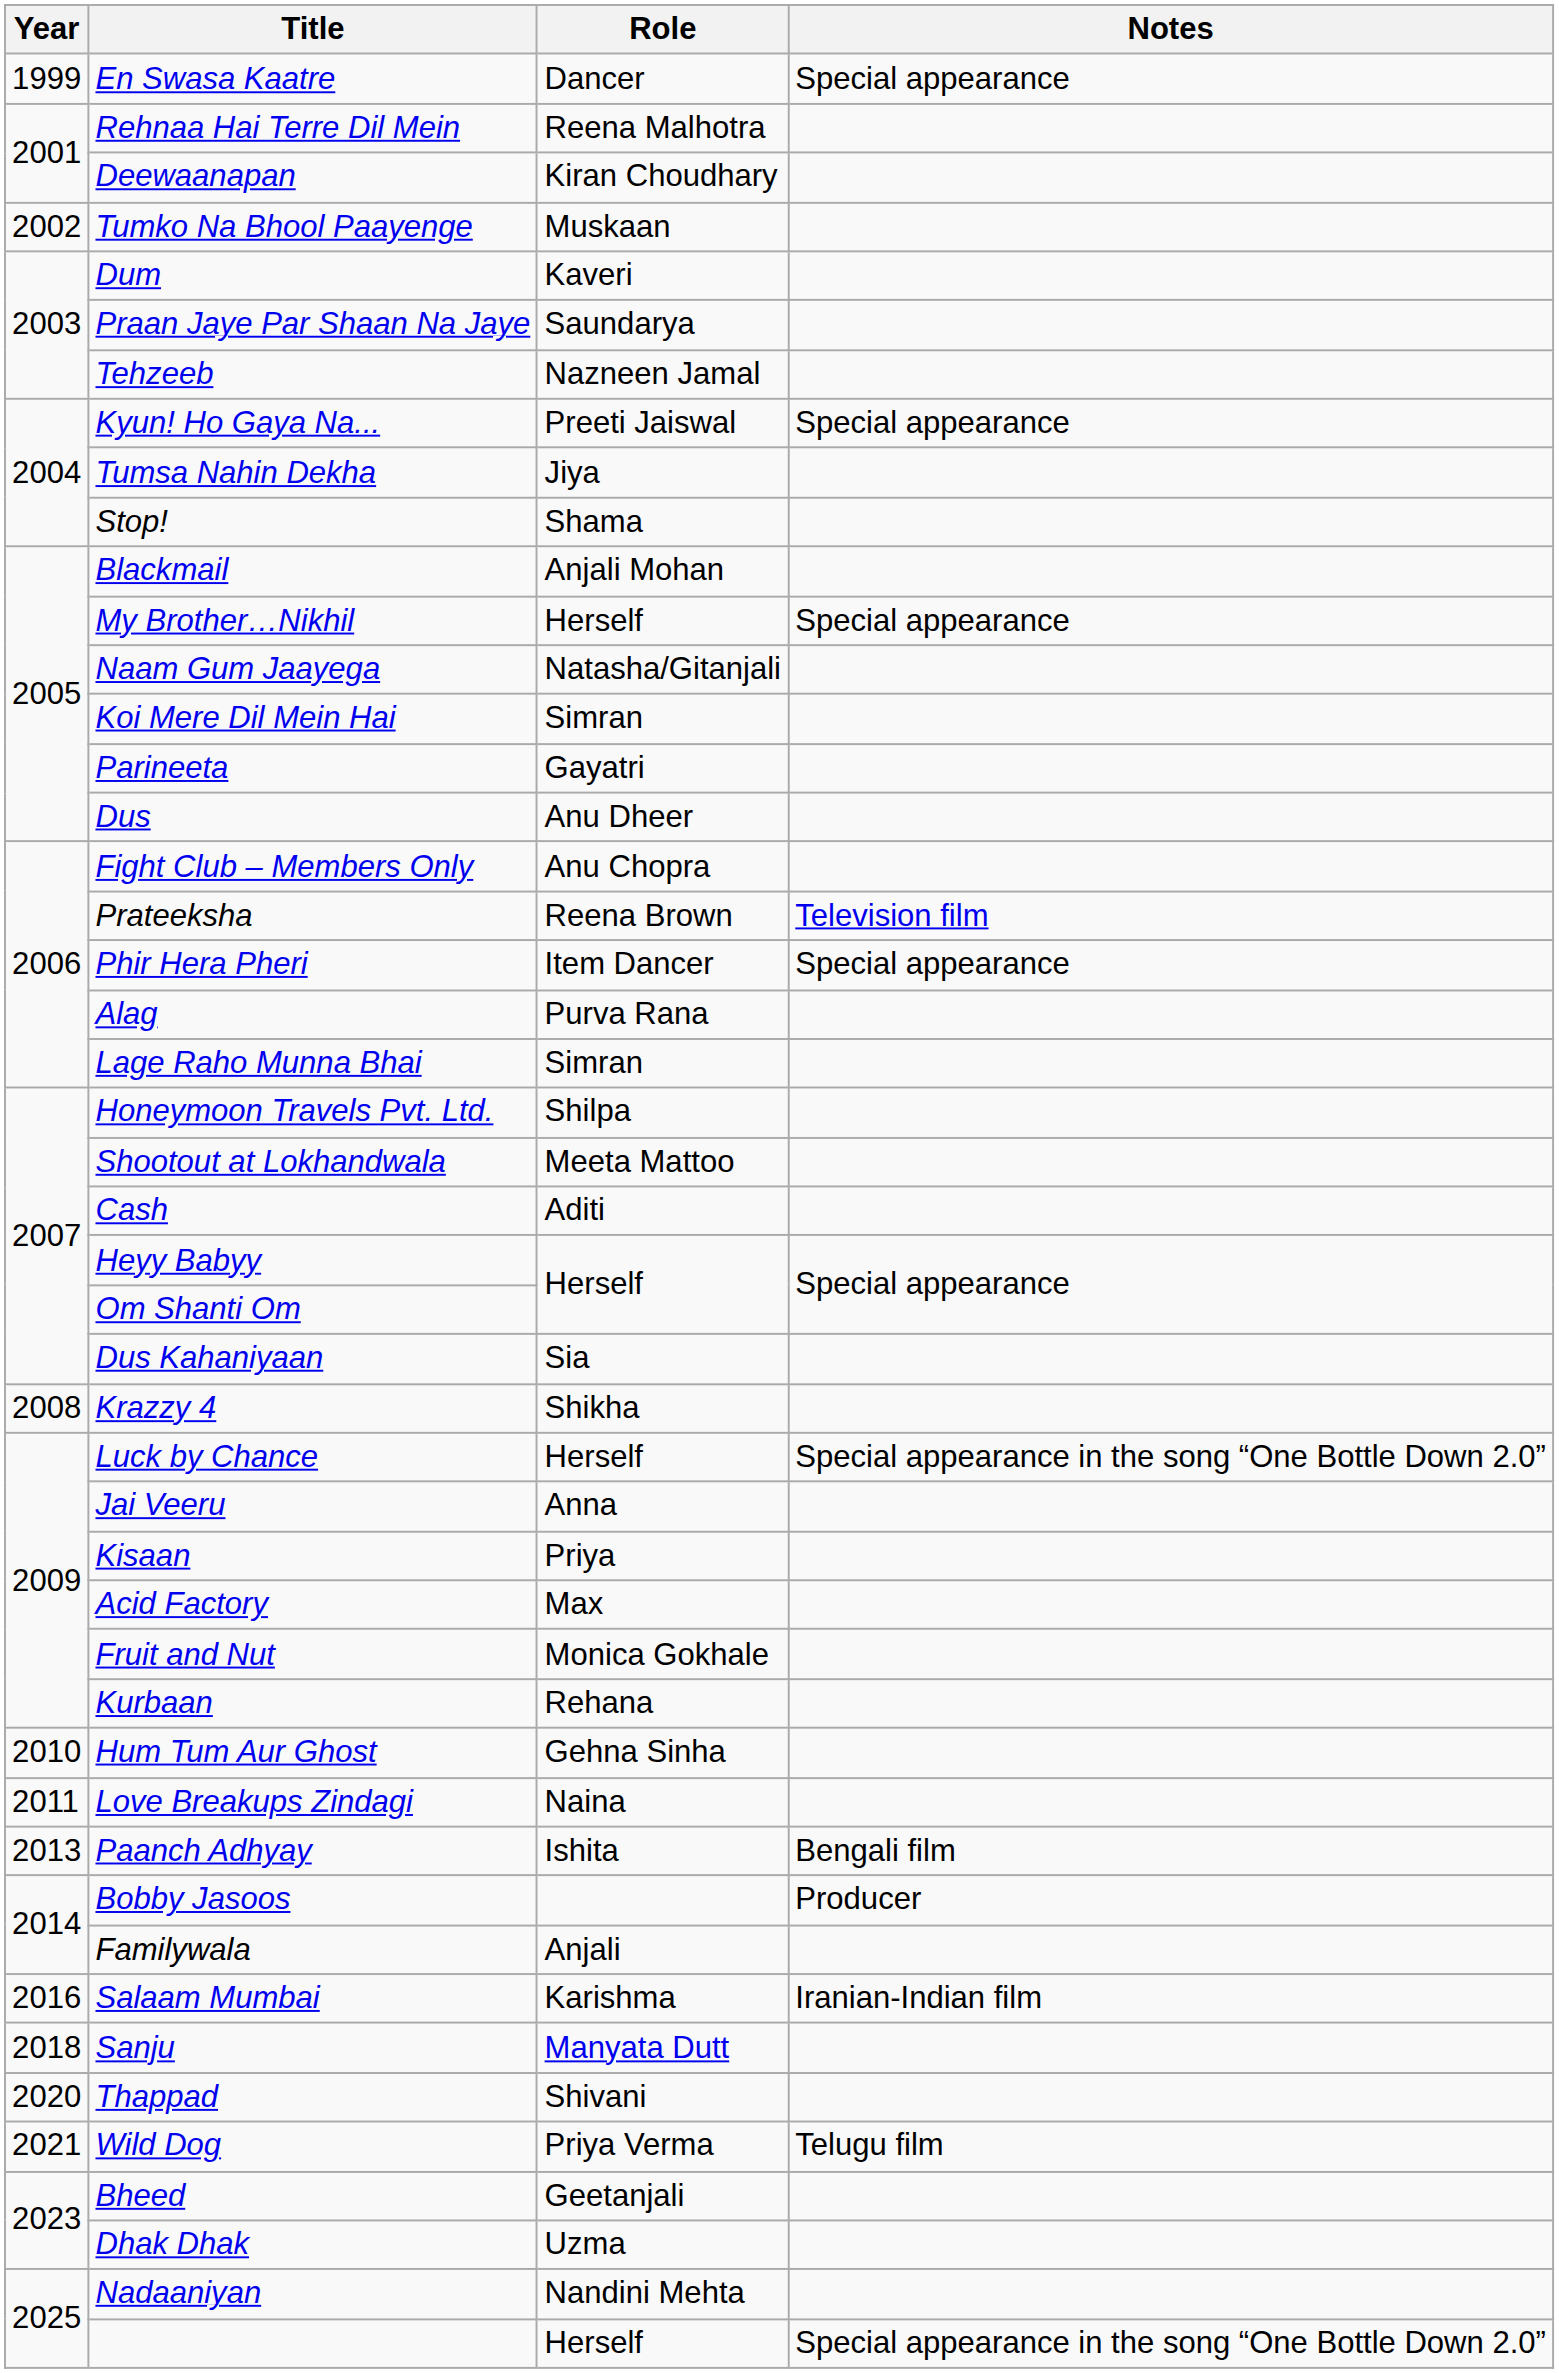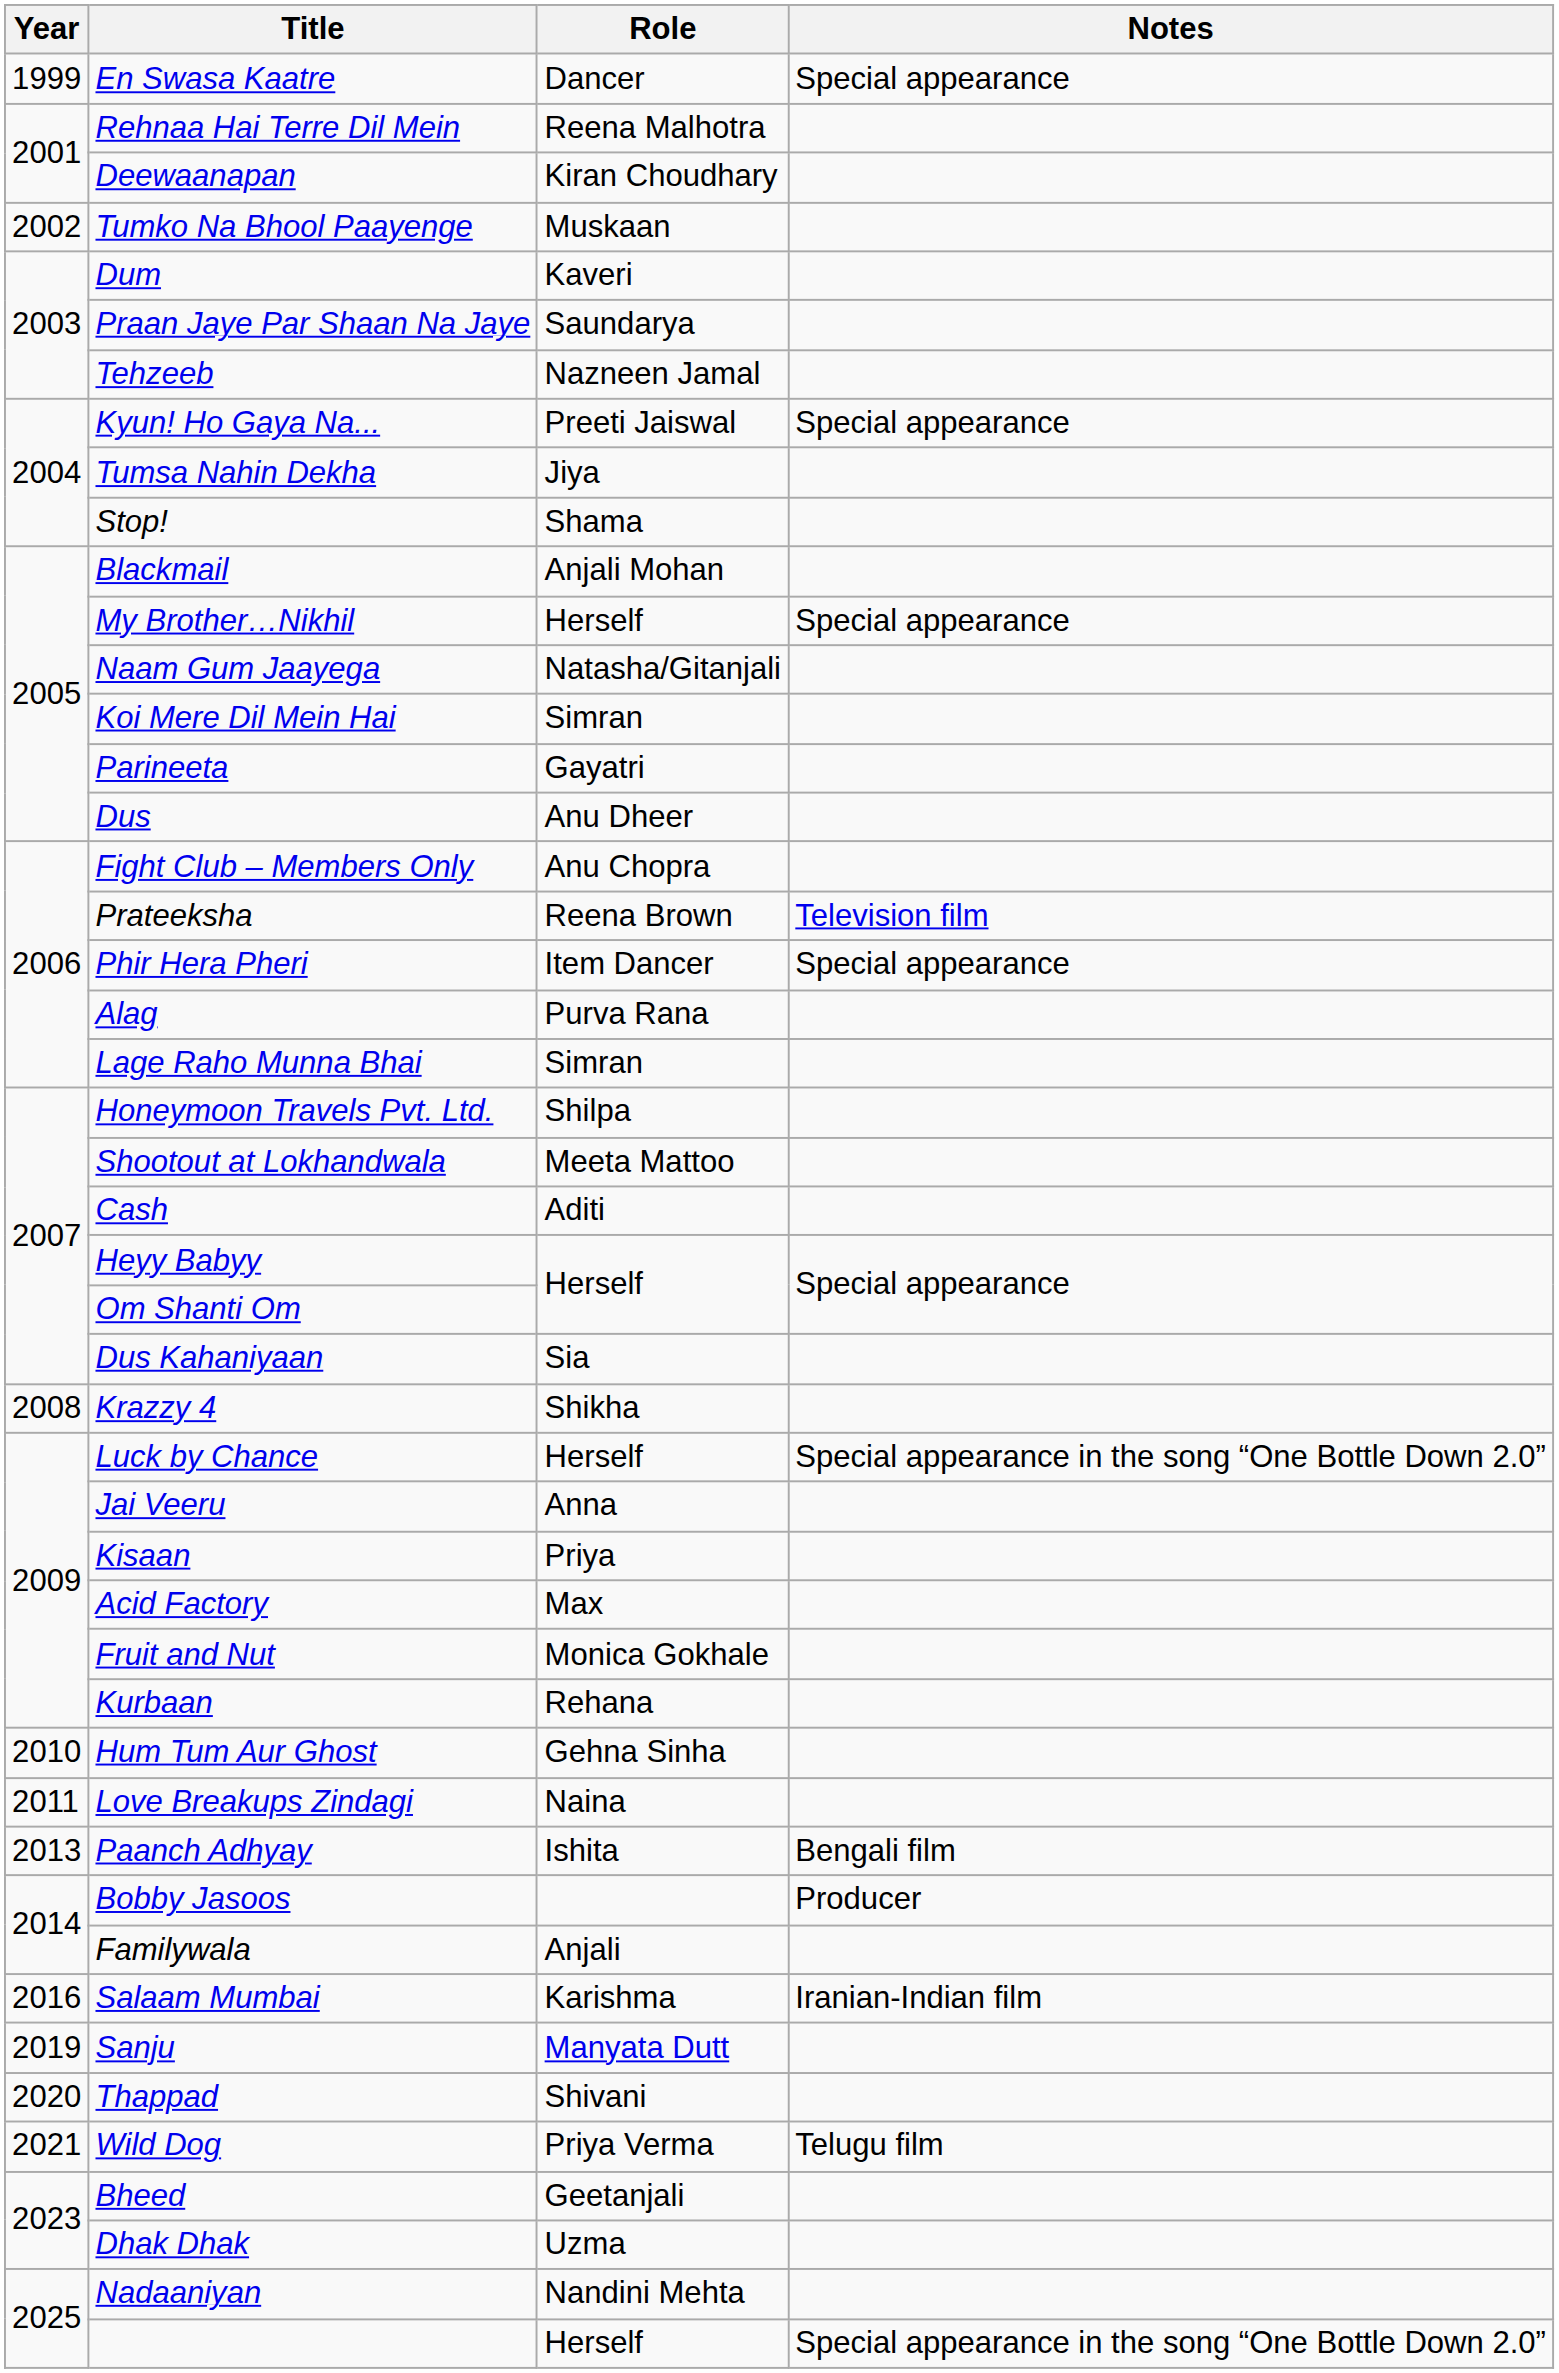(47, 2047) 2018 -> (47, 2047) 2019
